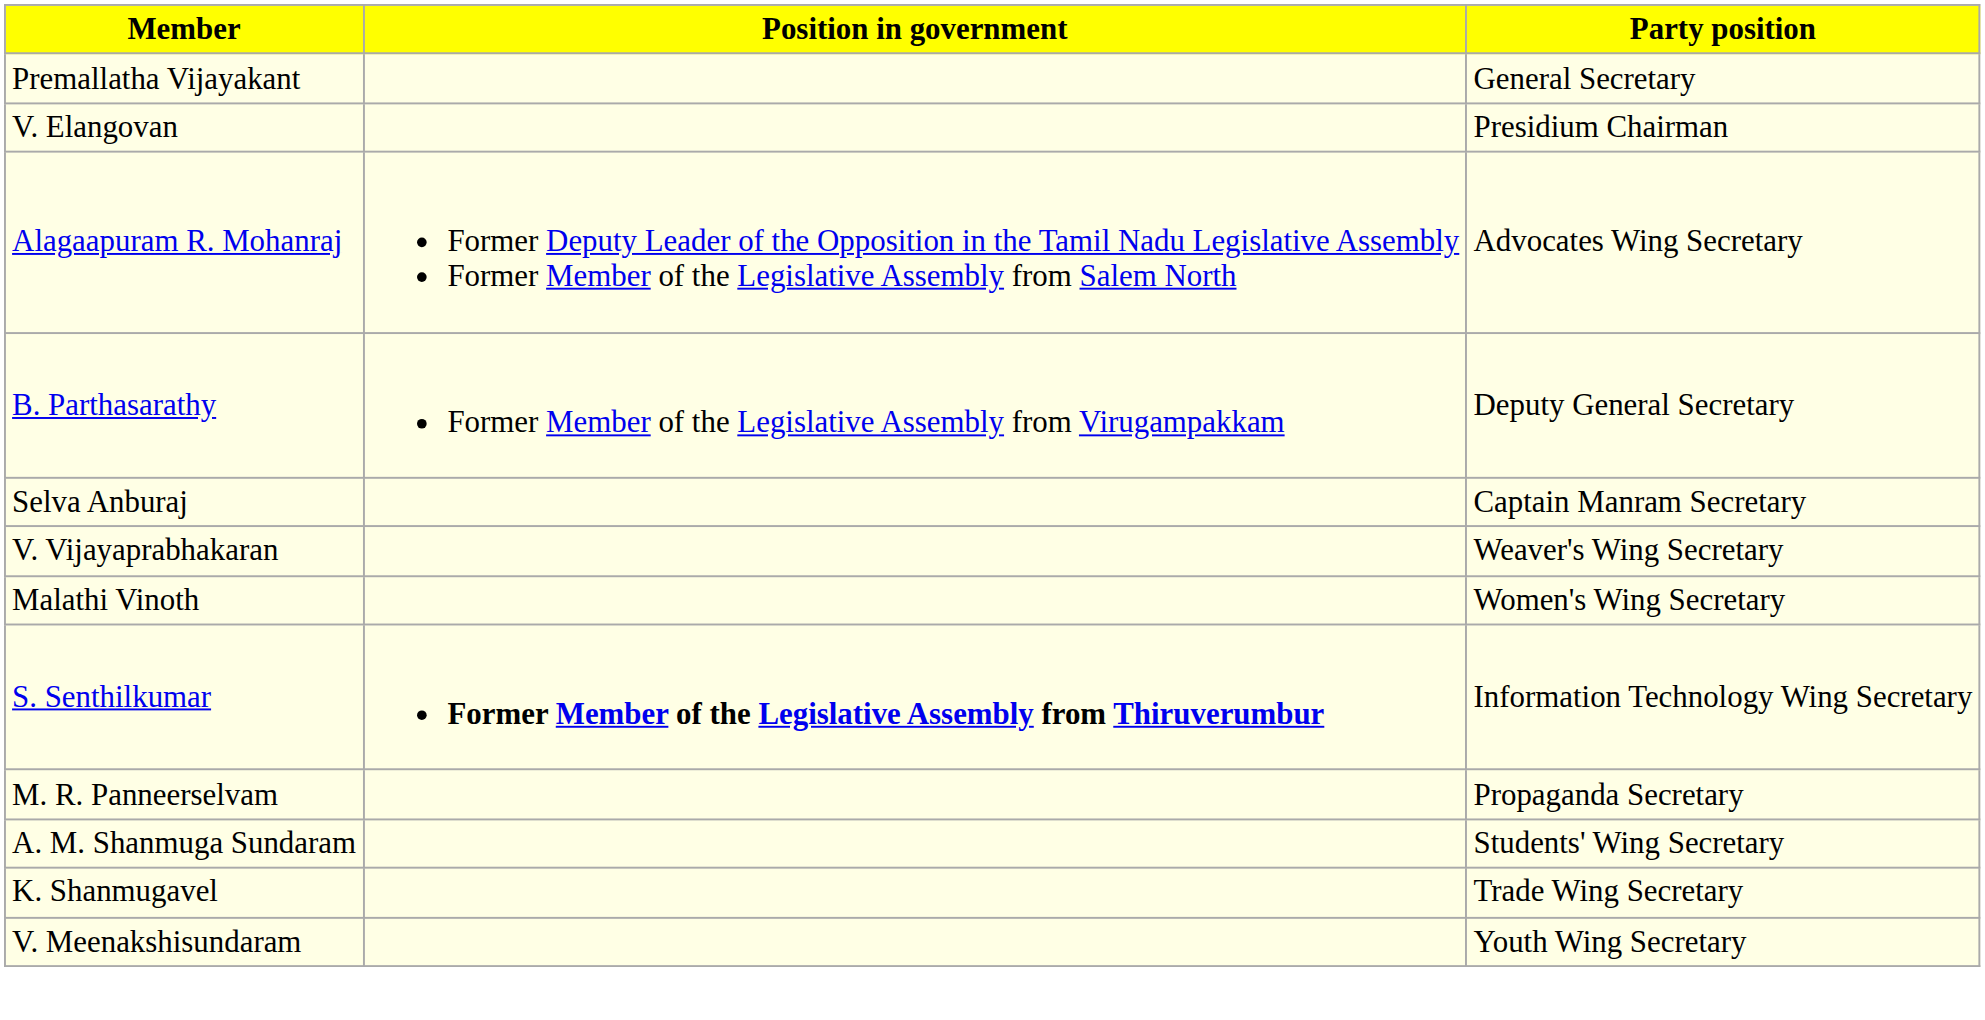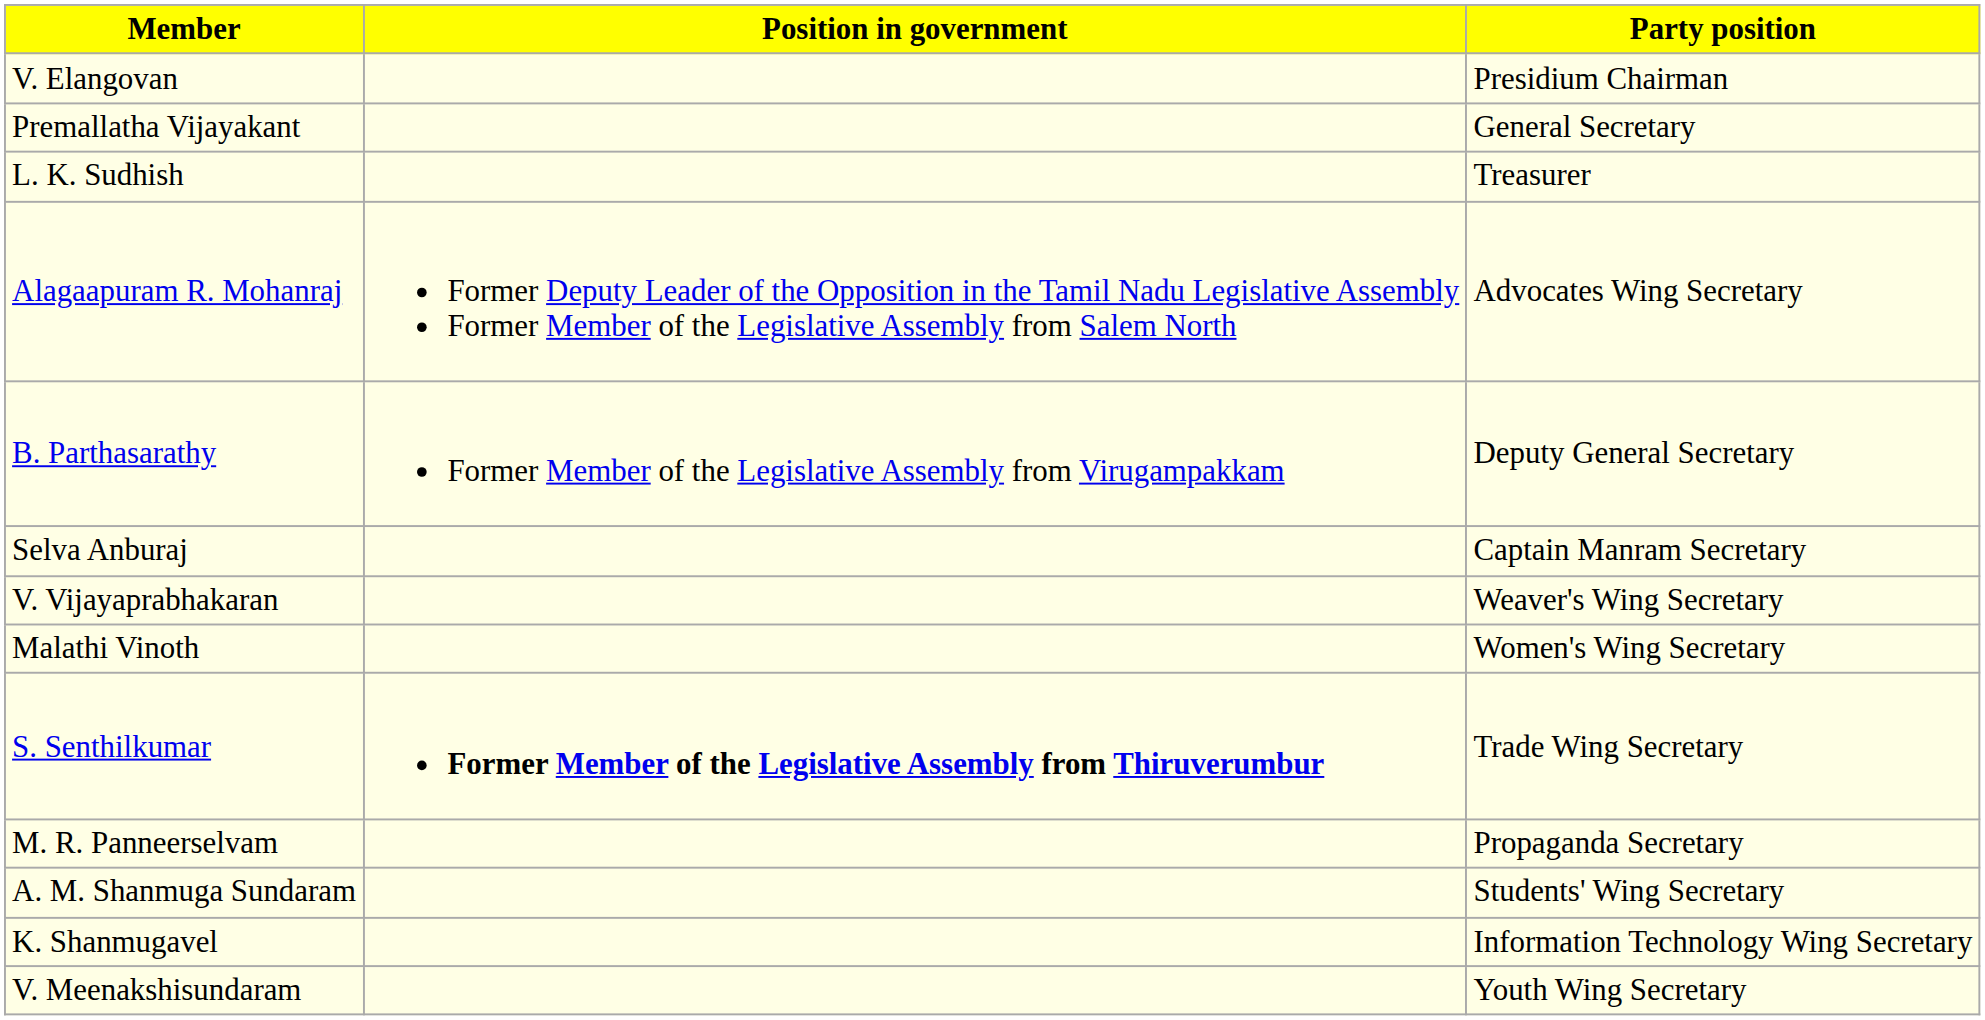rows swapped: (156, 77) <-> (95, 126)
+ row: (98, 175)
(1723, 696) Information Technology Wing Secretary -> (1608, 745) Trade Wing Secretary
(1608, 891) Trade Wing Secretary -> (1723, 940) Information Technology Wing Secretary
